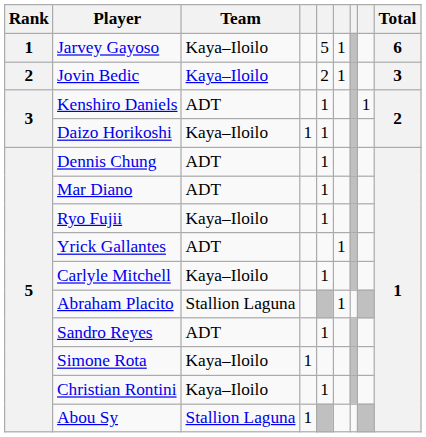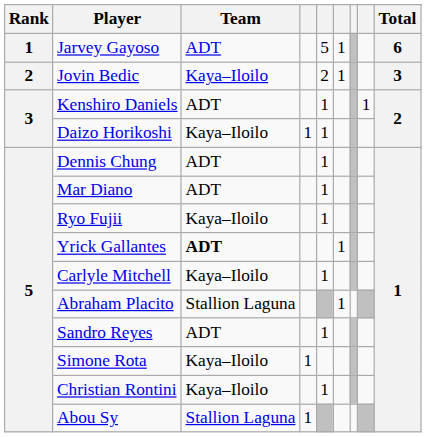(227, 47) Kaya–Iloilo -> (203, 47) ADT
(203, 247) normal -> (204, 247) bold
